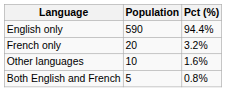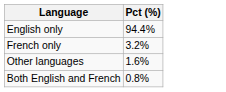- column: (152, 12)
